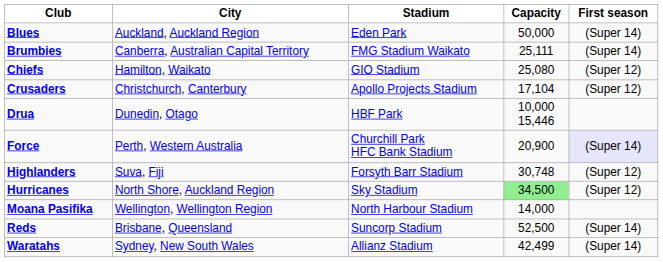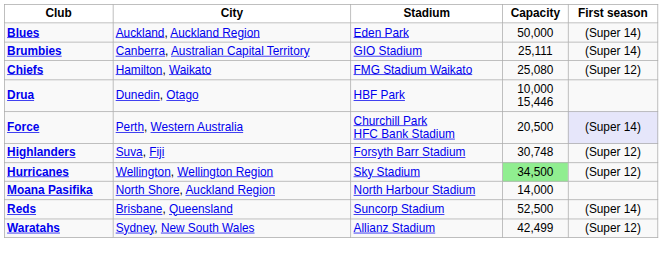(410, 51) FMG Stadium Waikato -> (388, 51) GIO Stadium
(385, 70) GIO Stadium -> (413, 70) FMG Stadium Waikato
- row: (36, 88)
(536, 146) 20,900 -> (535, 127) 20,500
(195, 190) North Shore, Auckland Region -> (194, 171) Wellington, Wellington Region
(194, 209) Wellington, Wellington Region -> (195, 190) North Shore, Auckland Region
(613, 247) (Super 14) -> (613, 228) (Super 12)
